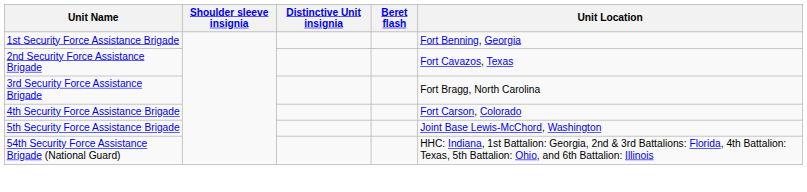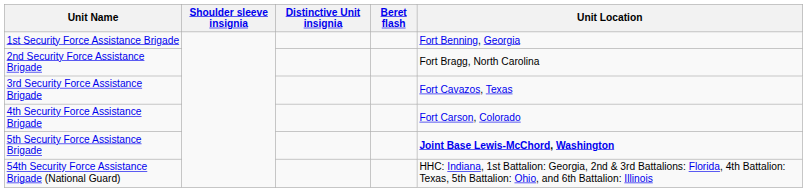(467, 62) Fort Cavazos, Texas -> (479, 62) Fort Bragg, North Carolina
(480, 90) Fort Bragg, North Carolina -> (466, 90) Fort Cavazos, Texas
(511, 128) normal -> (517, 145) bold
